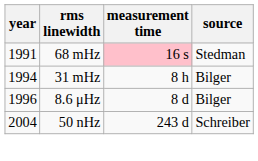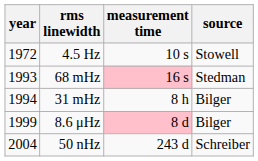+ row: (81, 54)
(23, 54) 1991 -> (23, 77) 1993
(23, 99) 1996 -> (23, 122) 1999
(180, 99) no background -> (180, 122) pink background
